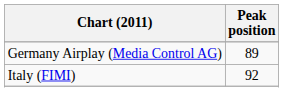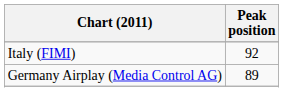rows swapped: (115, 53) <-> (41, 75)
